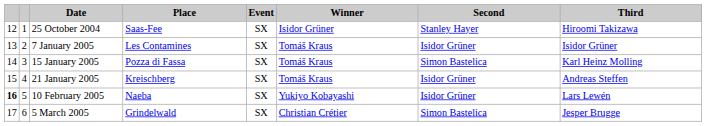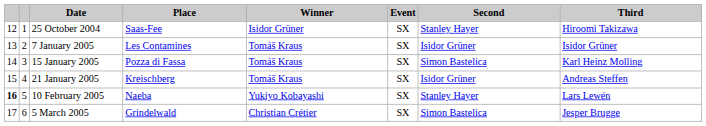columns swapped: (261, 12) <-> (347, 12)
(448, 95) Isidor Grüner -> (449, 95) Stanley Hayer
